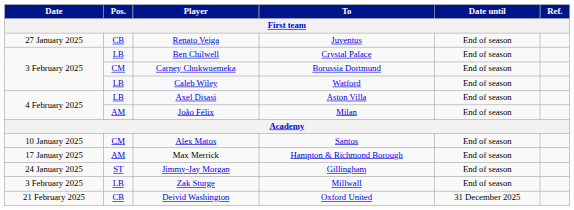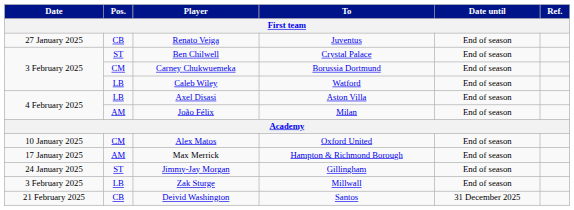(118, 54) LB -> (118, 54) ST
(347, 140) Santos -> (347, 140) Oxford United
(347, 197) Oxford United -> (347, 197) Santos
